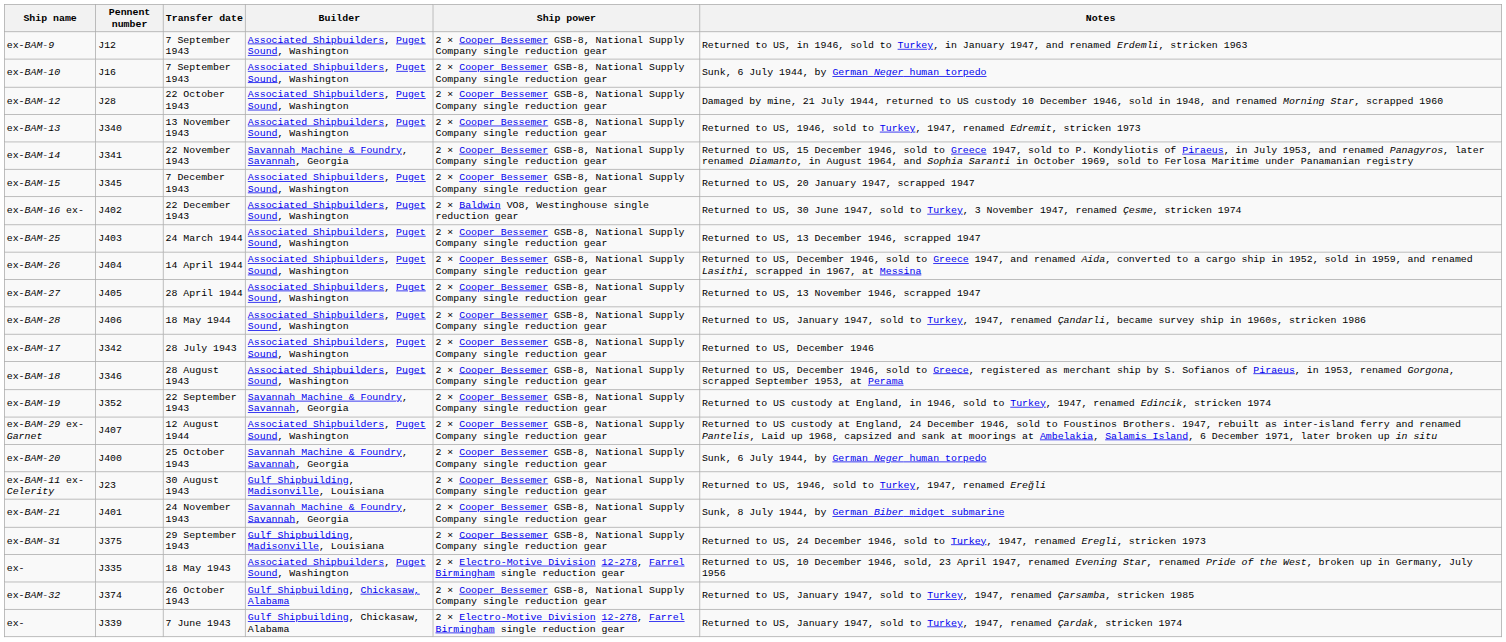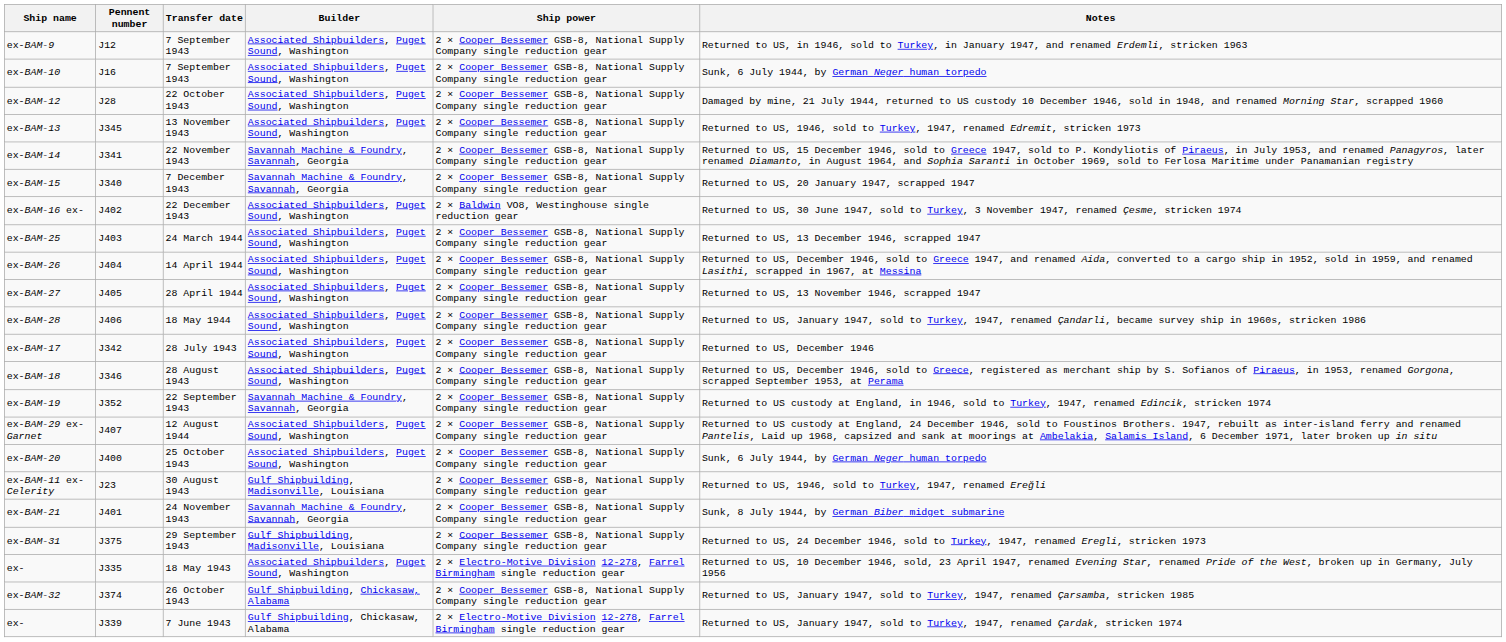(110, 128) J340 -> (110, 128) J345
(110, 183) J345 -> (110, 183) J340
(337, 183) Associated Shipbuilders, Puget Sound, Washington -> (328, 183) Savannah Machine & Foundry, Savannah, Georgia
(328, 458) Savannah Machine & Foundry, Savannah, Georgia -> (337, 458) Associated Shipbuilders, Puget Sound, Washington
